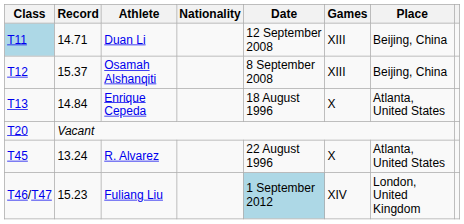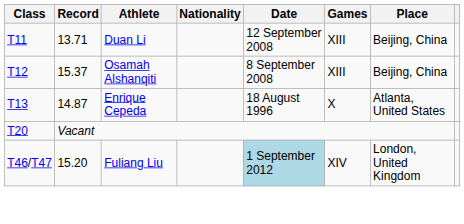(17, 39) lightblue background -> (17, 39) no background
(72, 39) 14.71 -> (72, 39) 13.71
(72, 104) 14.84 -> (72, 104) 14.87
- row: (132, 156)
(72, 195) 15.23 -> (72, 163) 15.20
